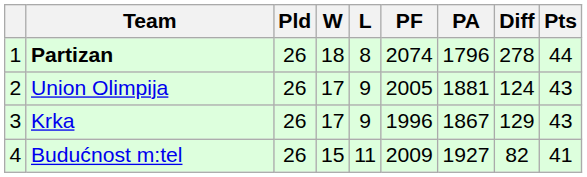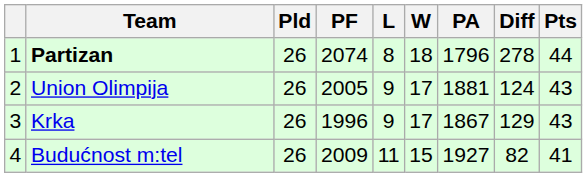columns swapped: (333, 21) <-> (409, 21)
